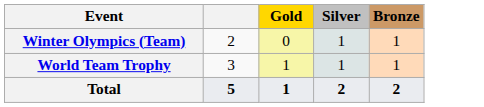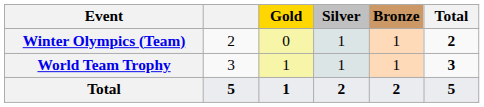+ column: (451, 16)
